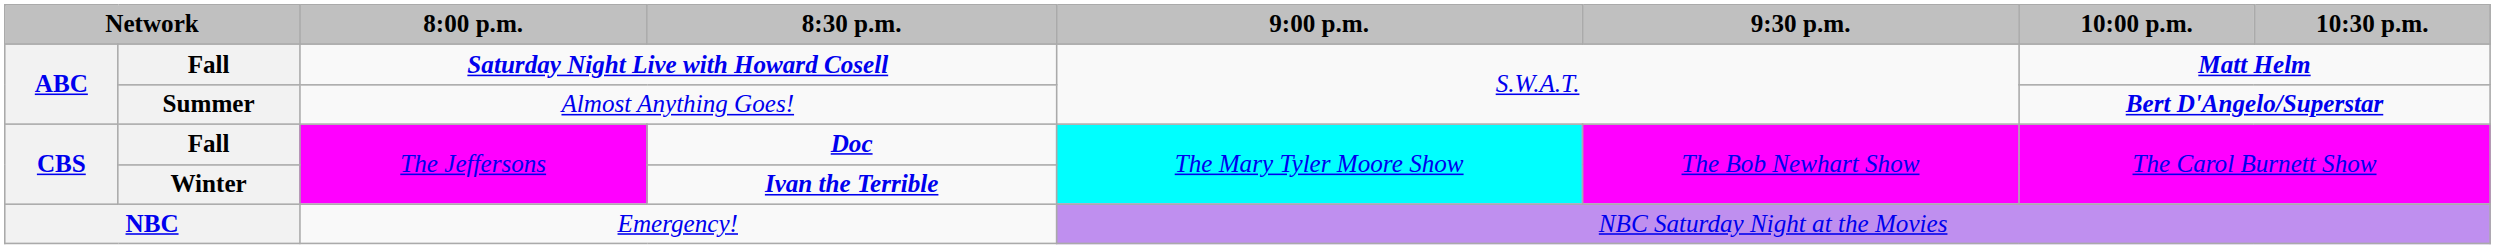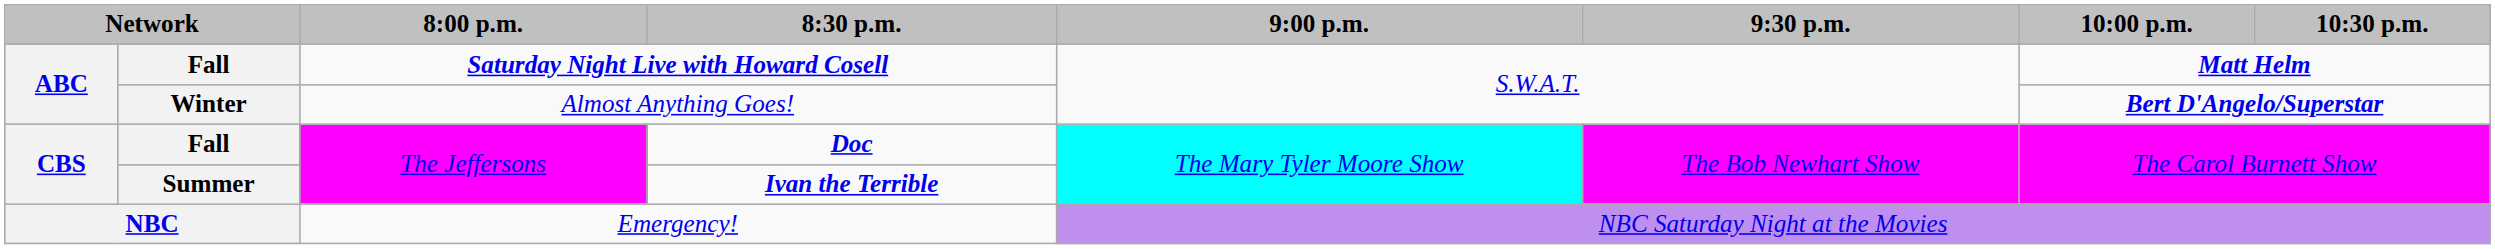(209, 104) Summer -> (209, 104) Winter
(209, 183) Winter -> (209, 183) Summer
